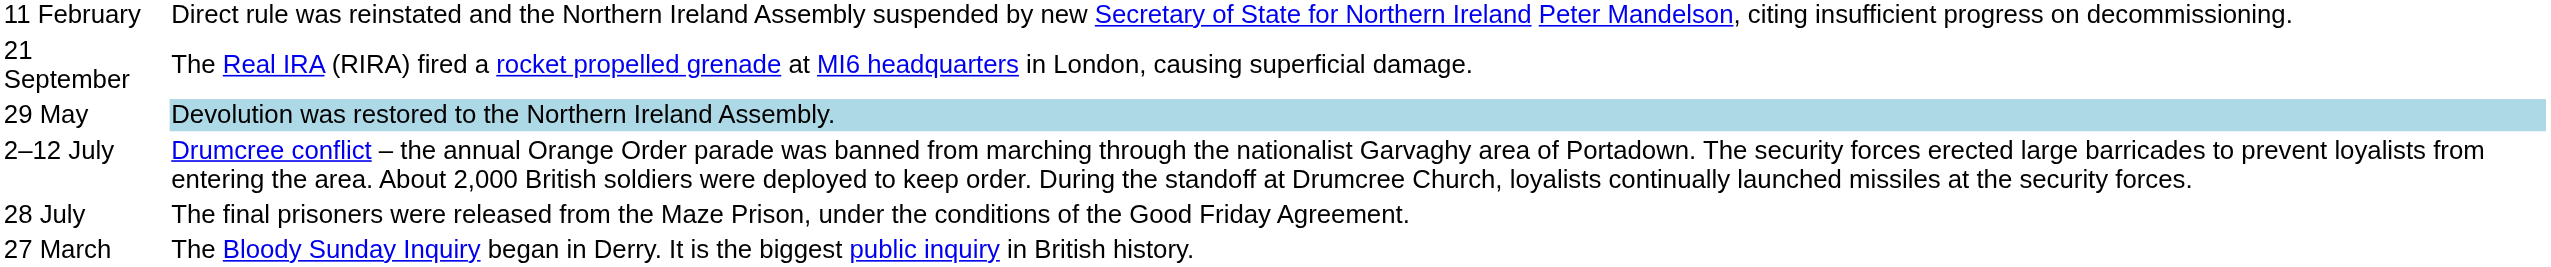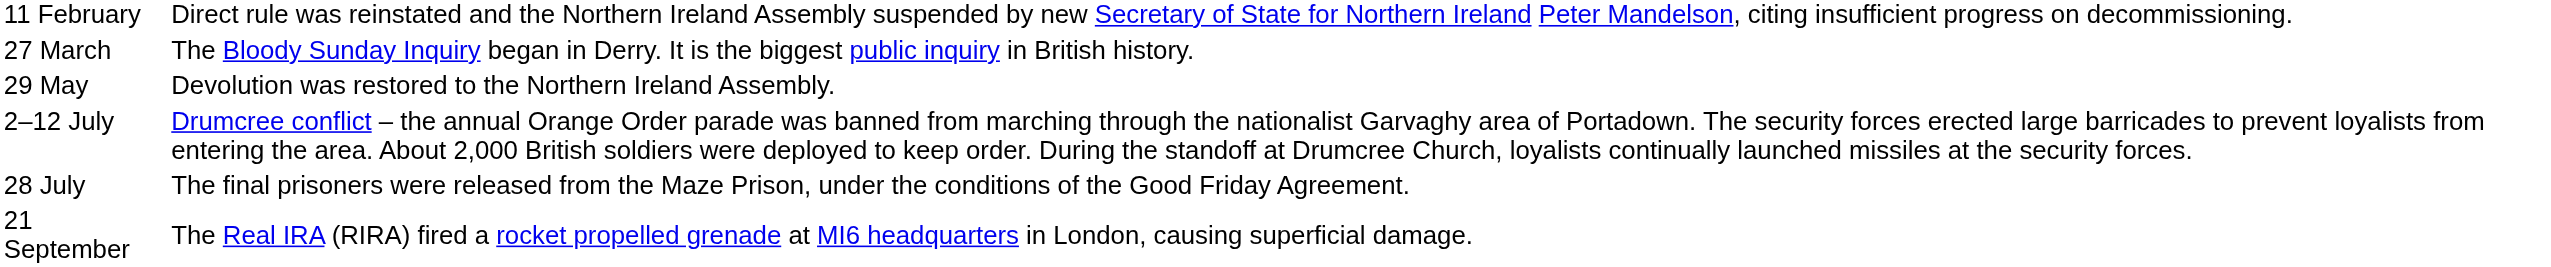rows swapped: (58, 250) <-> (67, 64)
(503, 114) lightblue background -> (503, 85) no background
